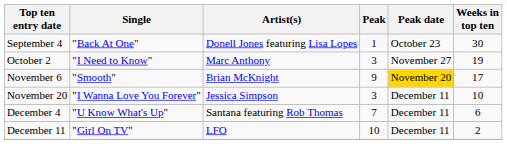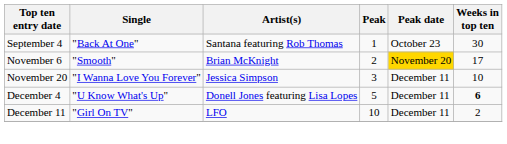(282, 43) Donell Jones featuring Lisa Lopes -> (274, 43) Santana featuring Rob Thomas
- row: (29, 60)
(374, 78) 9 -> (374, 60) 2
(274, 113) Santana featuring Rob Thomas -> (282, 95) Donell Jones featuring Lisa Lopes
(374, 113) 7 -> (374, 95) 5
(478, 113) normal -> (478, 95) bold
